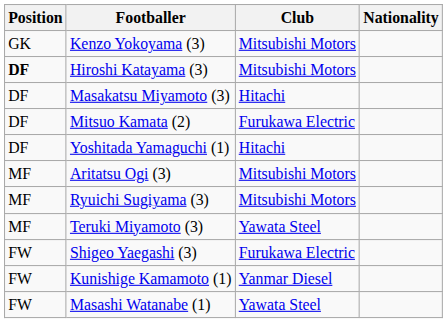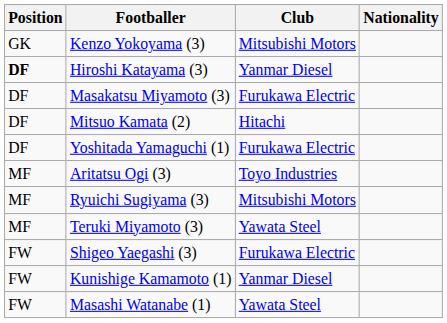(297, 69) Mitsubishi Motors -> (286, 69) Yanmar Diesel
(262, 95) Hitachi -> (297, 95) Furukawa Electric
(297, 121) Furukawa Electric -> (262, 121) Hitachi
(262, 148) Hitachi -> (297, 148) Furukawa Electric
(297, 174) Mitsubishi Motors -> (288, 174) Toyo Industries
